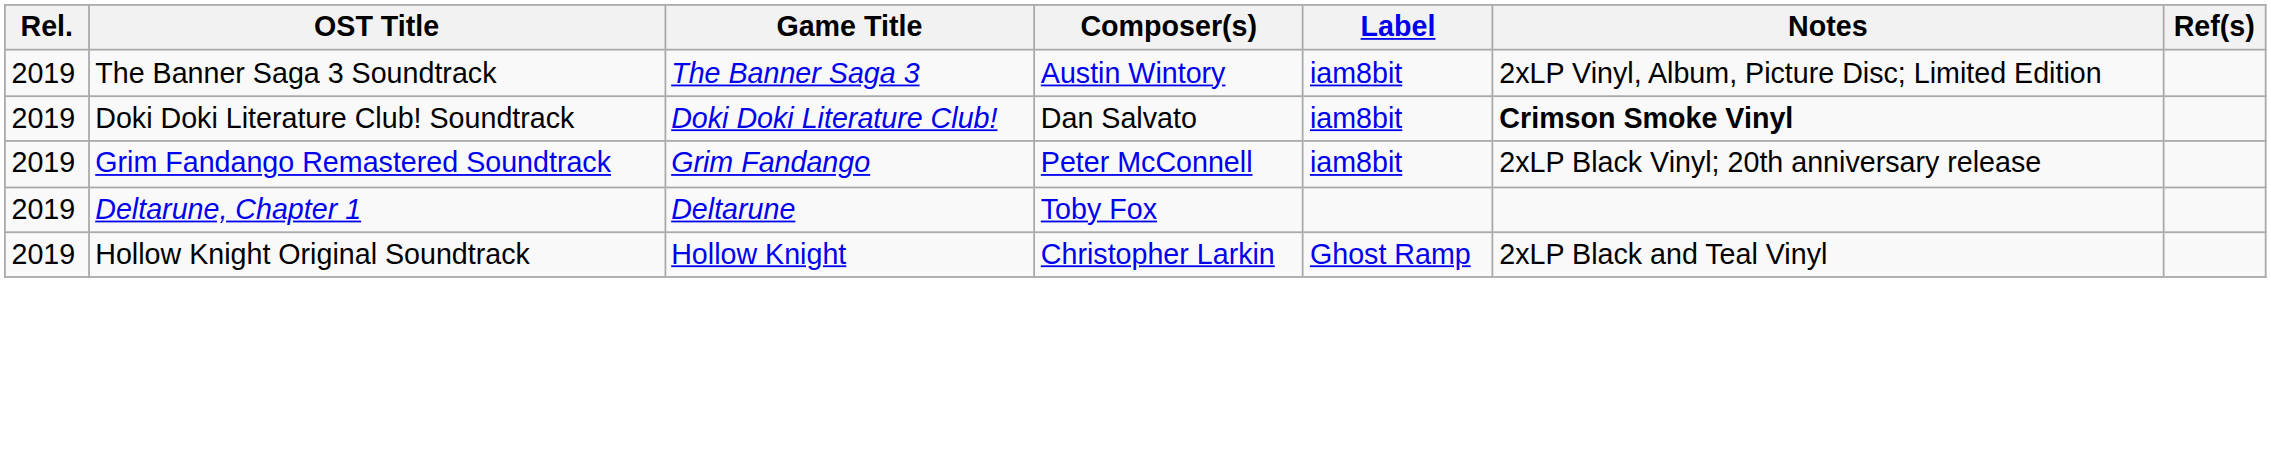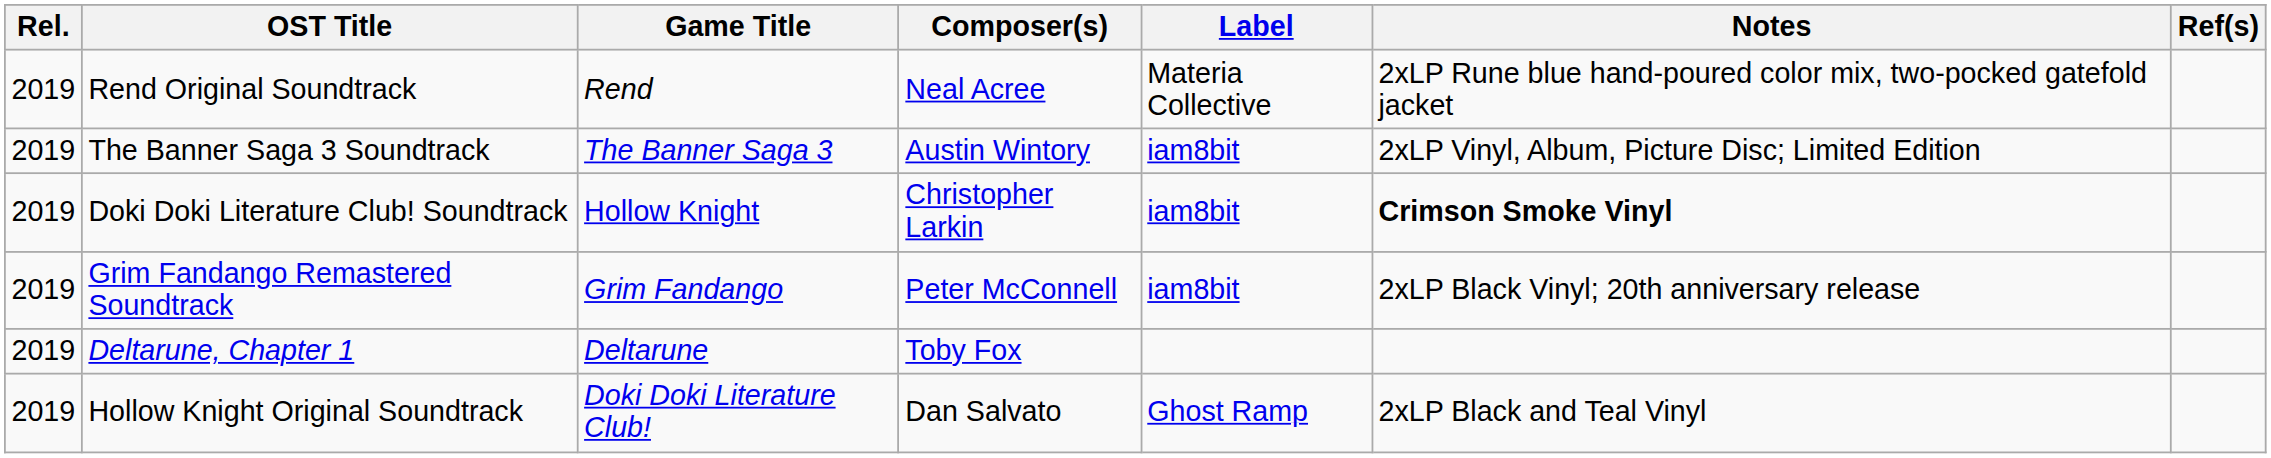+ row: (252, 88)
(834, 118) Doki Doki Literature Club! -> (672, 211) Hollow Knight
(1119, 118) Dan Salvato -> (979, 211) Christopher Larkin
(759, 254) Hollow Knight -> (710, 412) Doki Doki Literature Club!
(1158, 254) Christopher Larkin -> (983, 412) Dan Salvato
